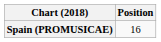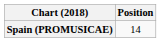(135, 29) 16 -> (135, 29) 14
